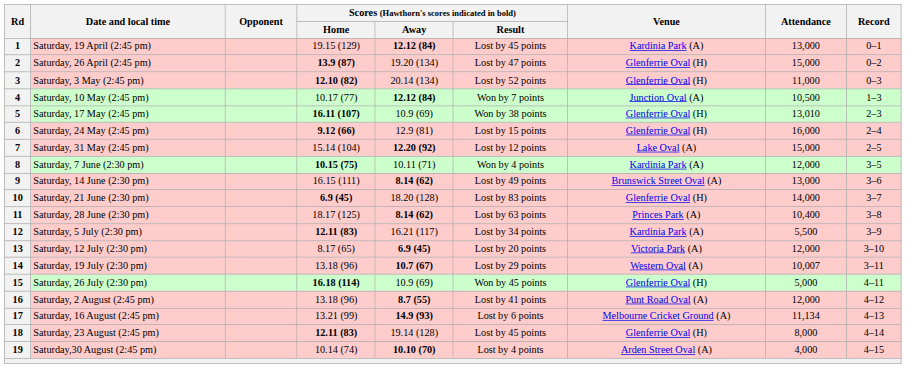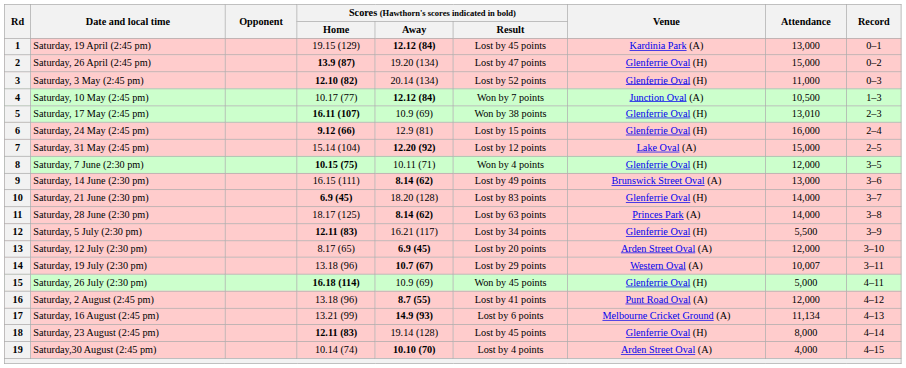(666, 165) Kardinia Park (A) -> (666, 165) Glenferrie Oval (H)
(806, 215) 10,400 -> (806, 215) 14,000
(666, 232) Kardinia Park (A) -> (666, 232) Glenferrie Oval (H)
(666, 249) Victoria Park (A) -> (666, 249) Arden Street Oval (A)
